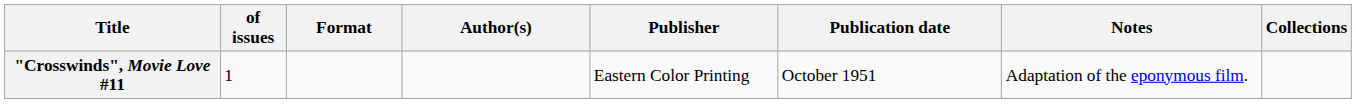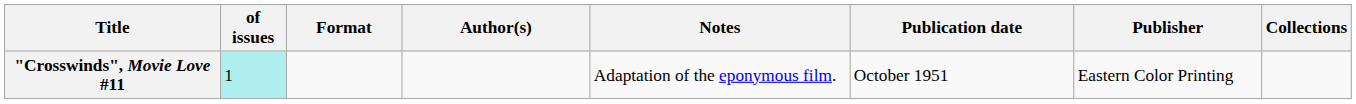columns swapped: (684, 27) <-> (1132, 27)
(229, 74) no background -> (229, 74) paleturquoise background
